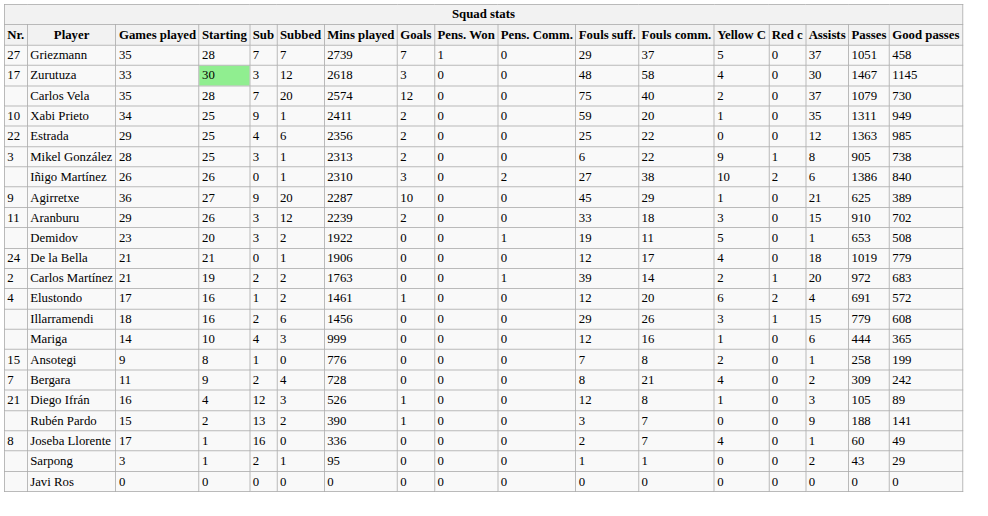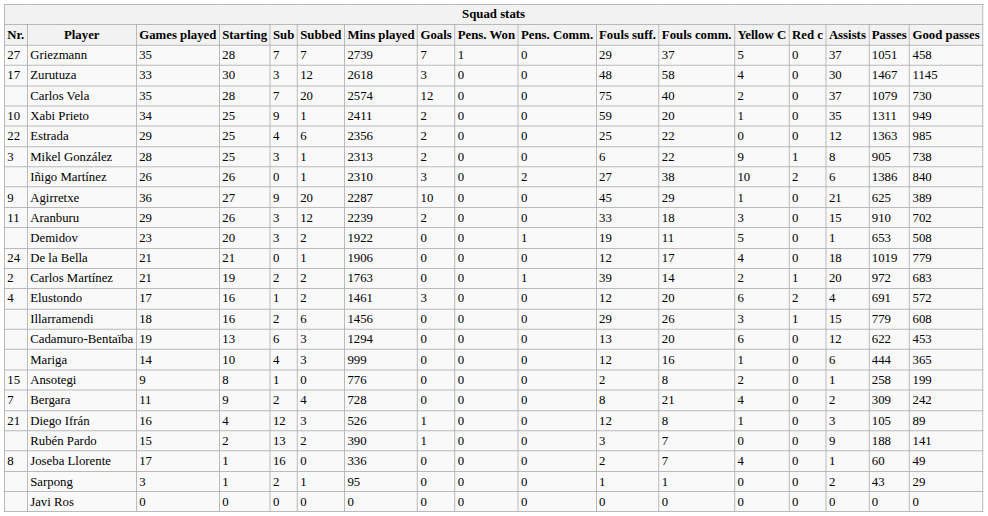(208, 75) lightgreen background -> (229, 75) no background
(403, 298) 1 -> (424, 298) 3
+ row: (82, 339)
(582, 359) 7 -> (602, 380) 2
